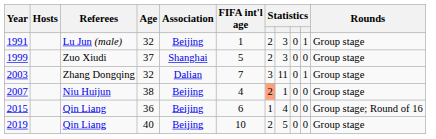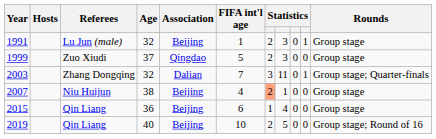(188, 58) Shanghai -> (188, 58) Qingdao
(339, 74) Group stage -> (371, 74) Group stage; Quarter-finals
(368, 108) Group stage; Round of 16 -> (339, 108) Group stage
(339, 125) Group stage -> (368, 125) Group stage; Round of 16
